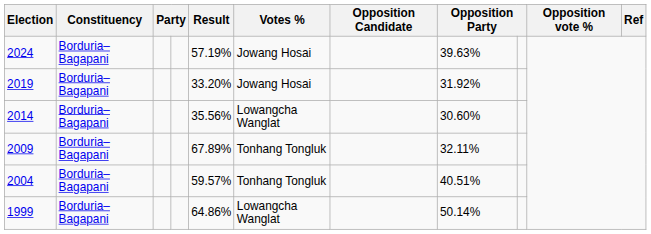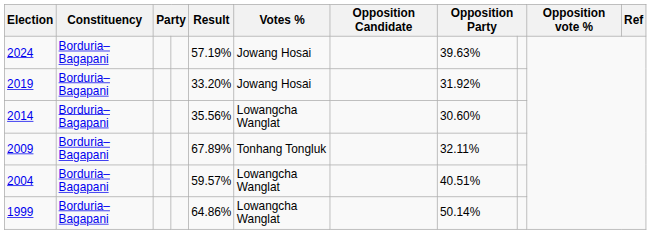(282, 181) Tonhang Tongluk -> (267, 181) Lowangcha Wanglat
